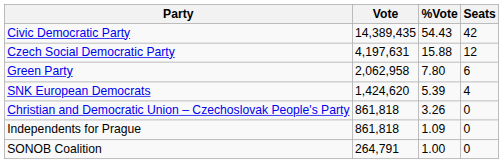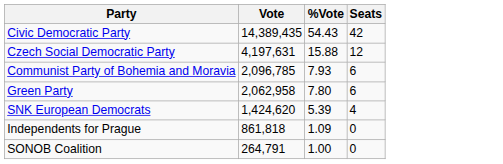+ row: (121, 71)
- row: (178, 110)
